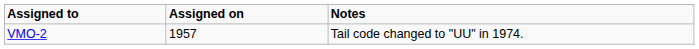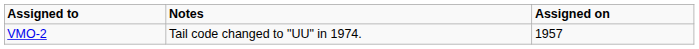columns swapped: (206, 14) <-> (348, 14)
